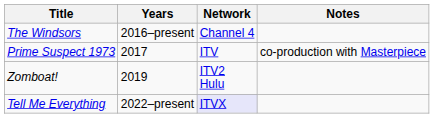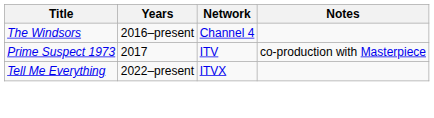- row: (32, 77)
(213, 103) lavender background -> (213, 71) no background
